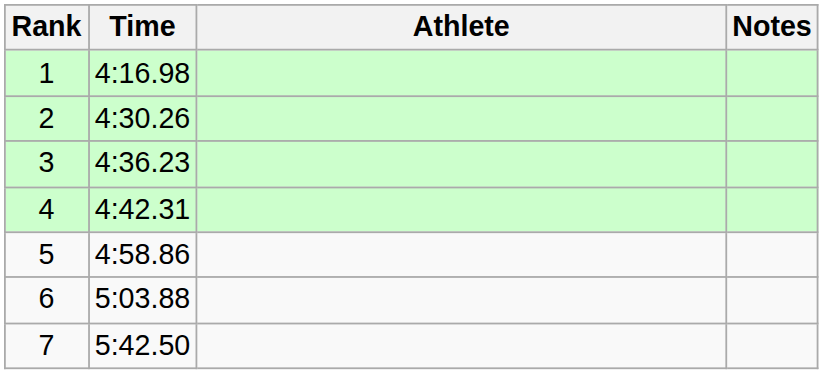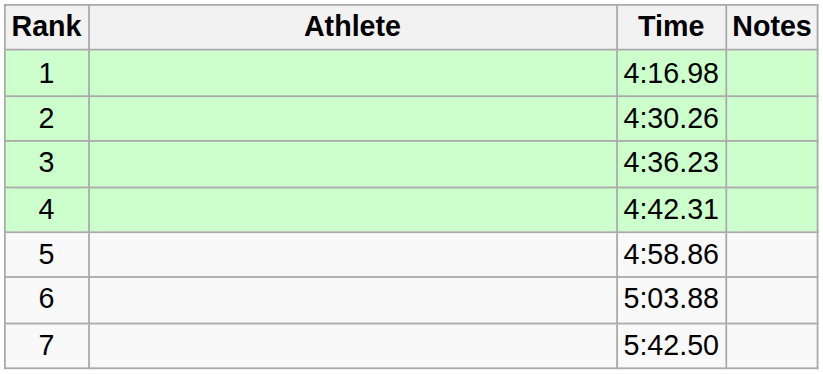columns swapped: (461, 27) <-> (143, 27)
